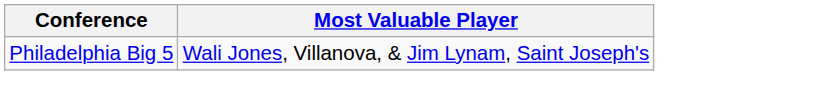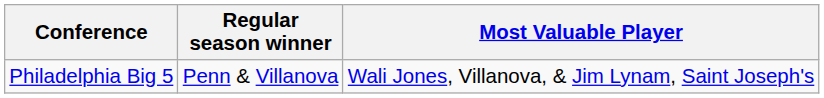+ column: (261, 32)
